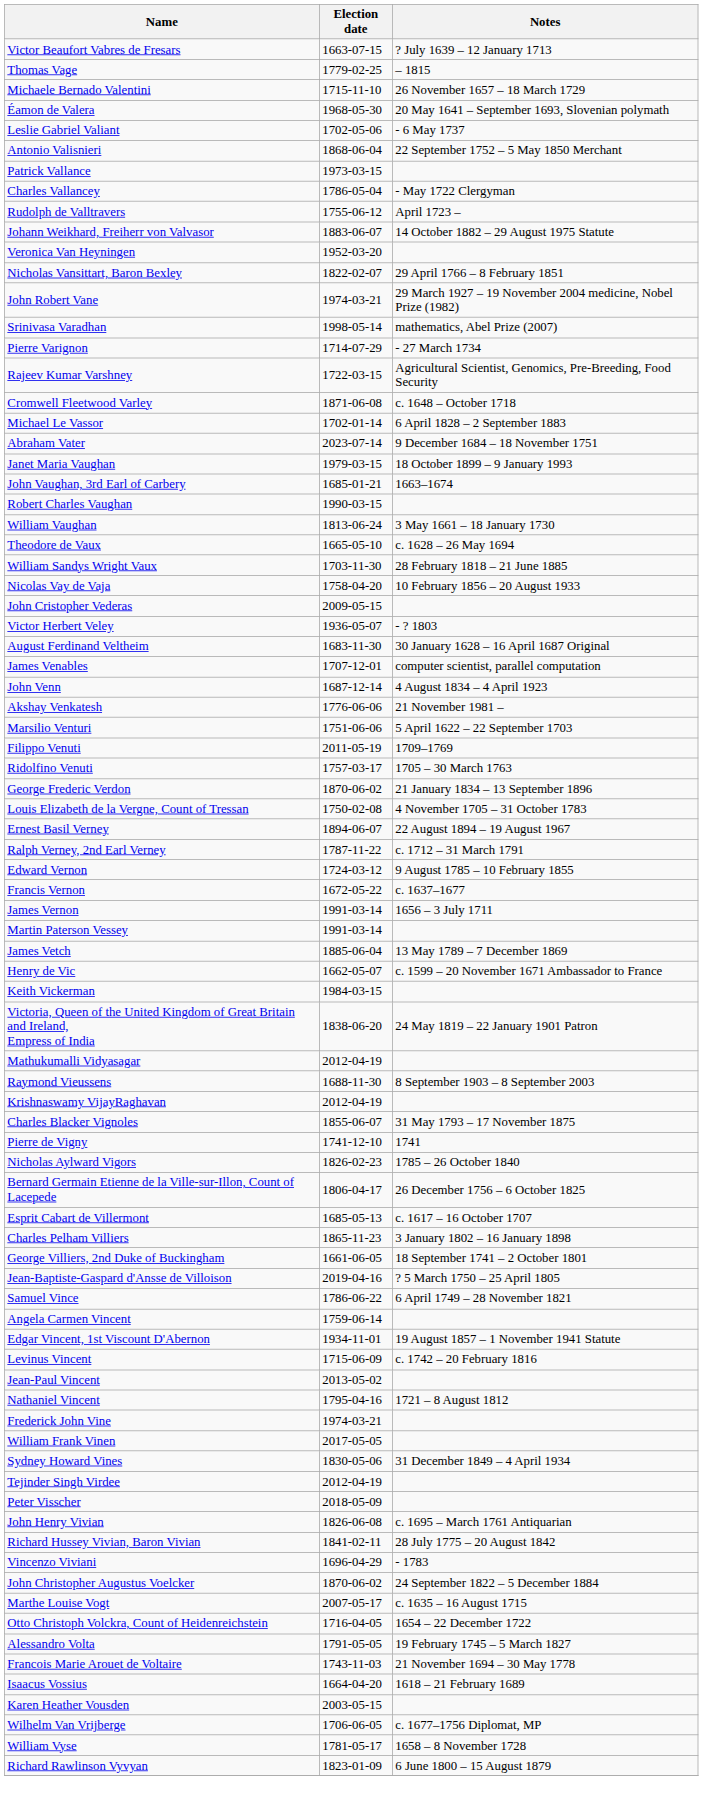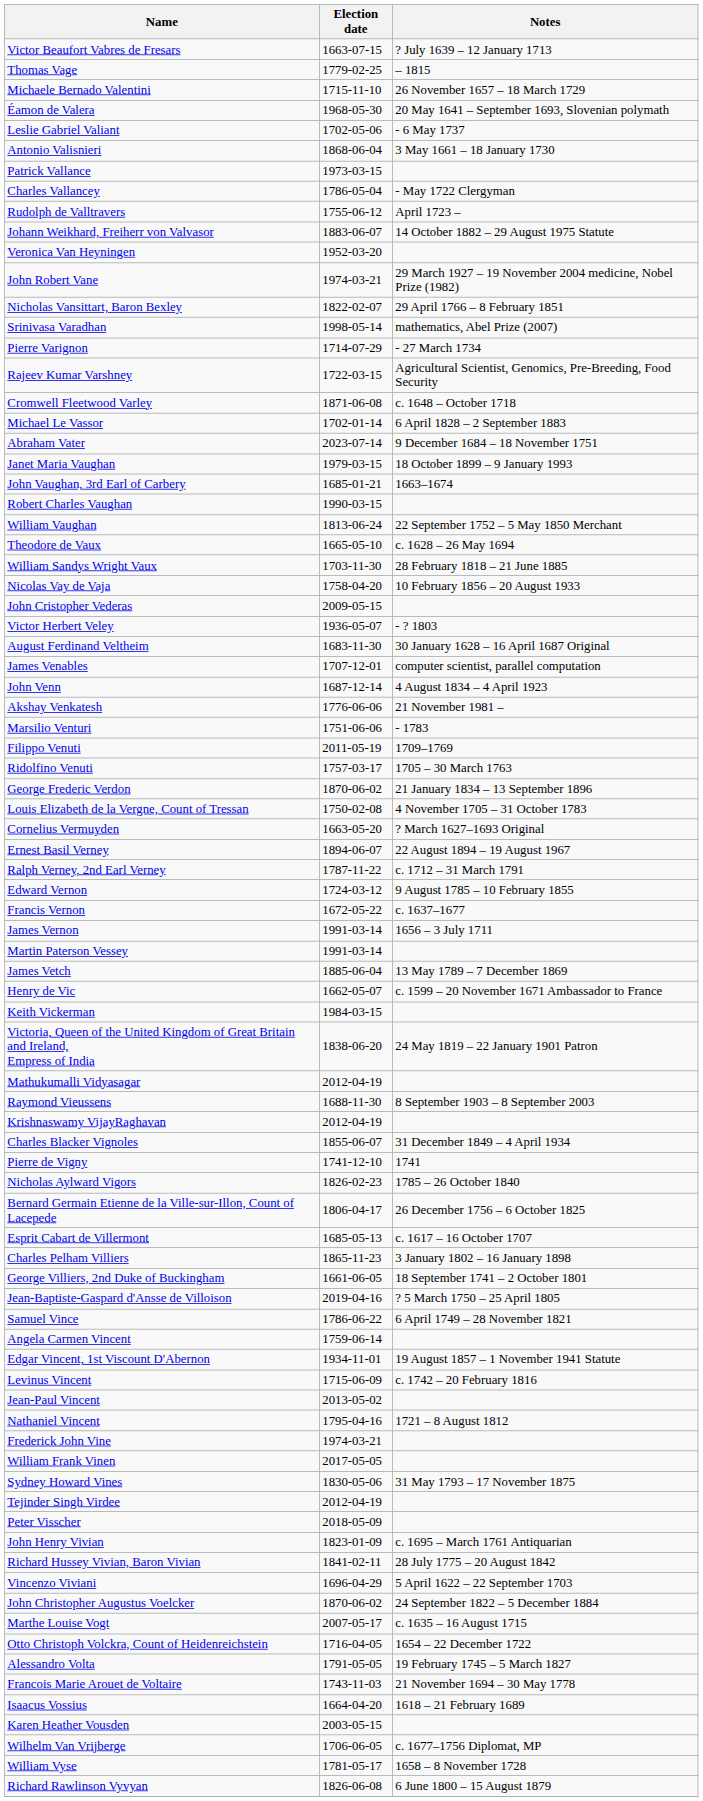(509, 150) 22 September 1752 – 5 May 1850 Merchant -> (475, 150) 3 May 1661 – 18 January 1730
rows swapped: (53, 300) <-> (95, 272)
(475, 524) 3 May 1661 – 18 January 1730 -> (509, 524) 22 September 1752 – 5 May 1850 Merchant
(484, 727) 5 April 1622 – 22 September 1703 -> (412, 727) - 1783
+ row: (63, 829)
(485, 1121) 31 May 1793 – 17 November 1875 -> (483, 1142) 31 December 1849 – 4 April 1934
(483, 1461) 31 December 1849 – 4 April 1934 -> (485, 1481) 31 May 1793 – 17 November 1875
(352, 1522) 1826-06-08 -> (352, 1542) 1823-01-09
(412, 1562) - 1783 -> (484, 1582) 5 April 1622 – 22 September 1703
(352, 1765) 1823-01-09 -> (352, 1785) 1826-06-08
